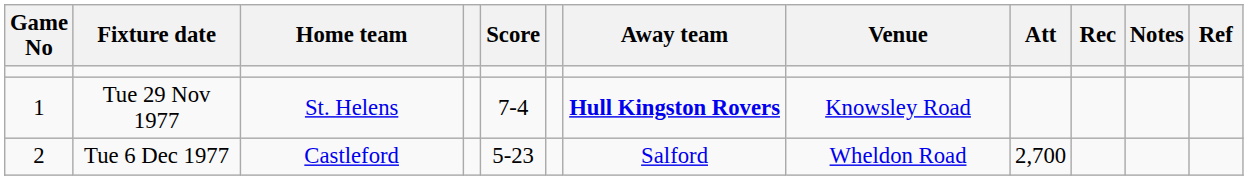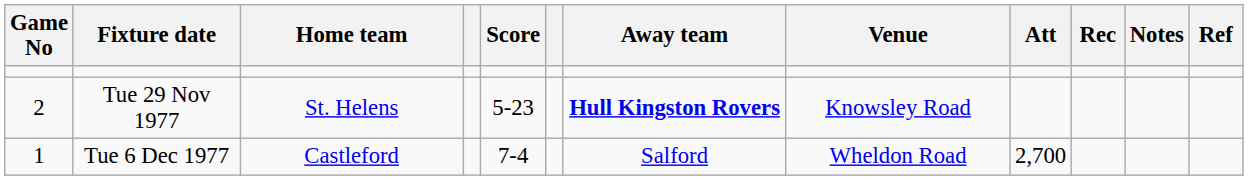(39, 107) 1 -> (39, 107) 2
(513, 107) 7-4 -> (513, 107) 5-23
(39, 156) 2 -> (39, 156) 1
(513, 156) 5-23 -> (513, 156) 7-4
